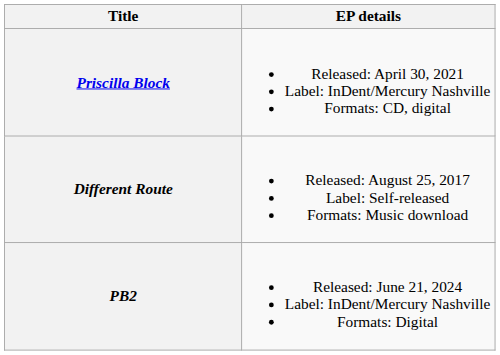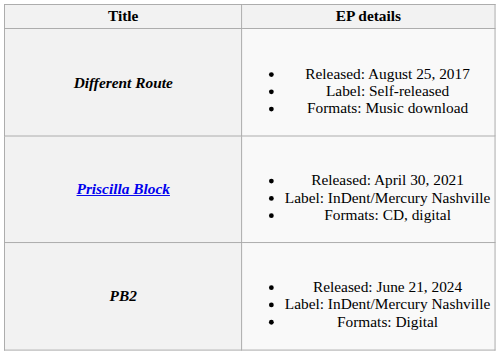rows swapped: (123, 189) <-> (123, 82)
